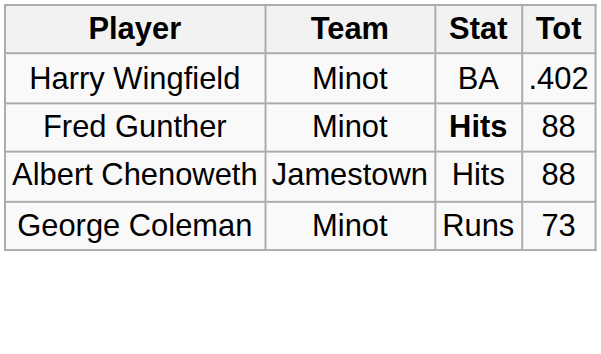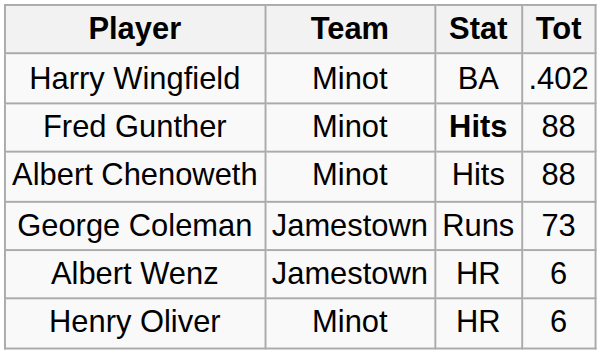(350, 175) Jamestown -> (350, 175) Minot
(350, 224) Minot -> (350, 224) Jamestown
+ row: (135, 273)
+ row: (135, 322)
